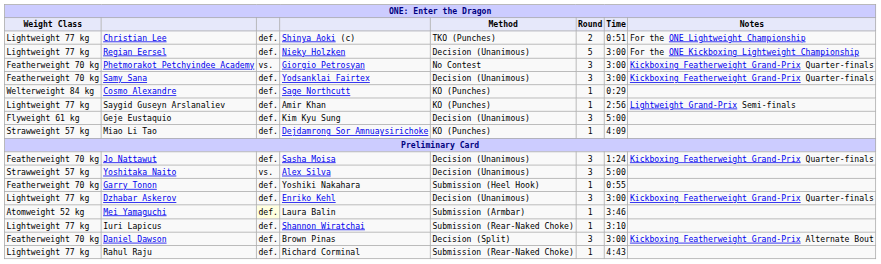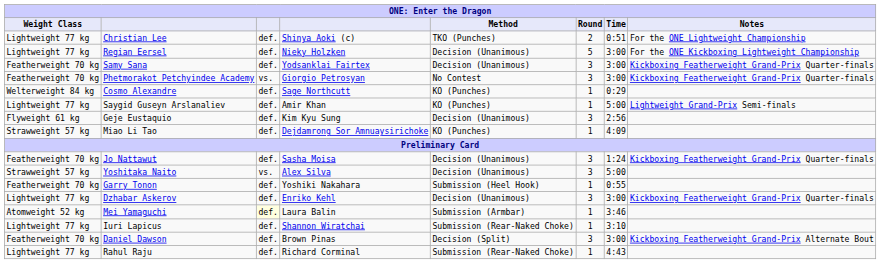rows swapped: (179, 65) <-> (125, 78)
(616, 105) 2:56 -> (616, 105) 5:00
(616, 119) 5:00 -> (616, 119) 2:56
